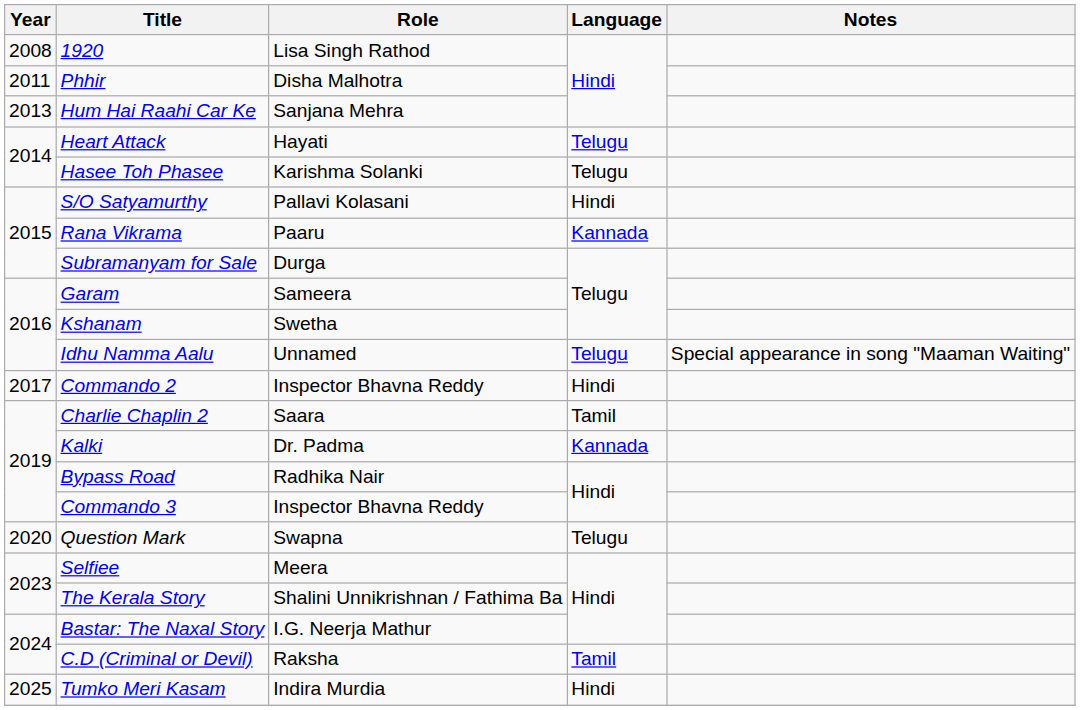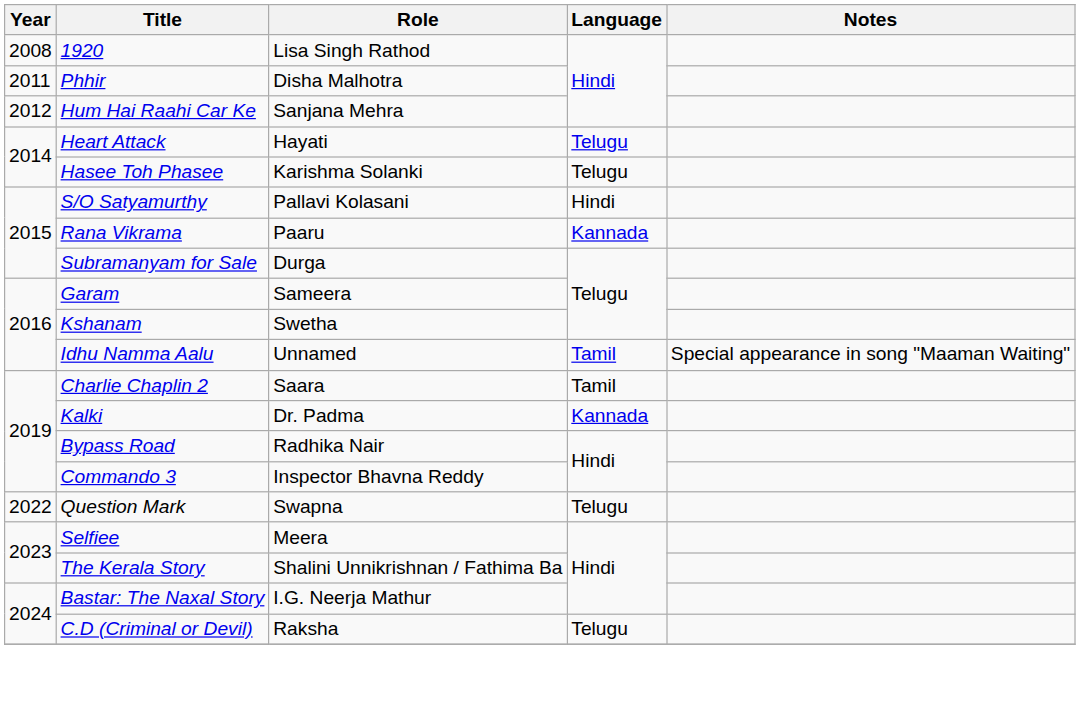(30, 111) 2013 -> (30, 111) 2012
(600, 354) Telugu -> (594, 354) Tamil
- row: (118, 385)
(30, 537) 2020 -> (30, 506) 2022
(594, 659) Tamil -> (600, 628) Telugu
- row: (143, 689)
